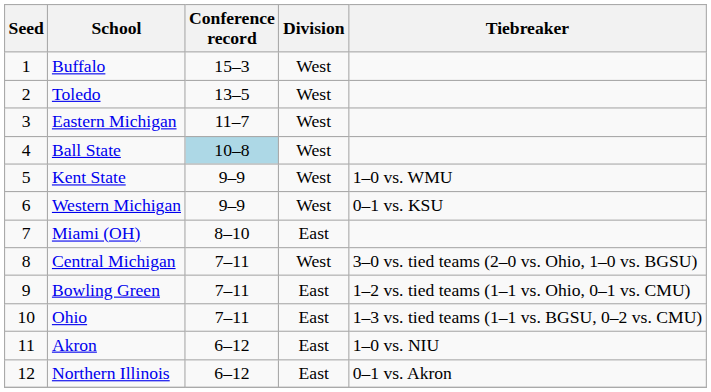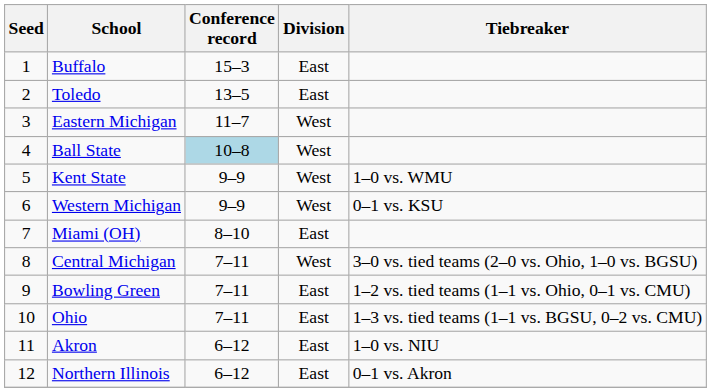(314, 66) West -> (314, 66) East
(314, 94) West -> (314, 94) East
